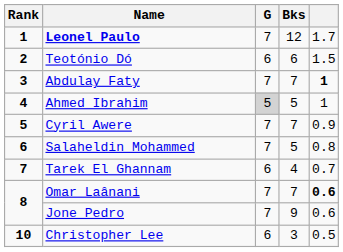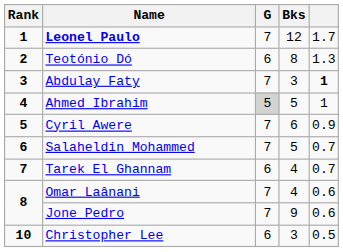(294, 59) 6 -> (294, 59) 8
(324, 59) 1.5 -> (324, 59) 1.3
(294, 81) 7 -> (294, 81) 3
(294, 125) 7 -> (294, 125) 6
(324, 147) 0.8 -> (324, 147) 0.7
(294, 191) 7 -> (294, 191) 4
(324, 191) bold -> (324, 191) normal
